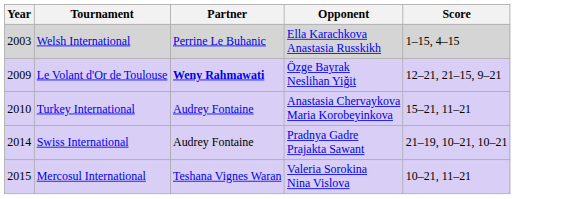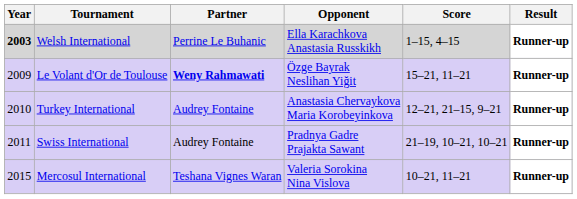+ column: (541, 14)
(19, 41) normal -> (19, 41) bold
(454, 75) 12–21, 21–15, 9–21 -> (438, 75) 15–21, 11–21
(438, 109) 15–21, 11–21 -> (454, 109) 12–21, 21–15, 9–21
(19, 142) 2014 -> (19, 142) 2011
